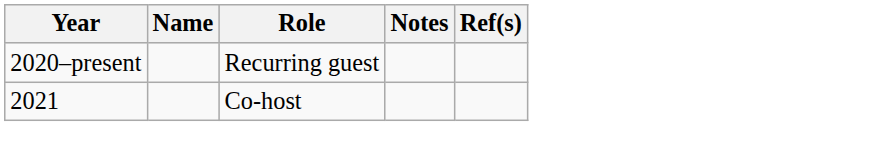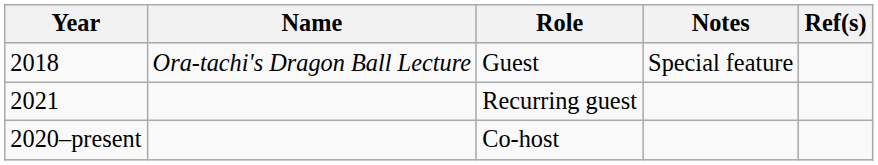+ row: (511, 62)
(76, 62) 2020–present -> (35, 100) 2021
(35, 100) 2021 -> (76, 139) 2020–present
